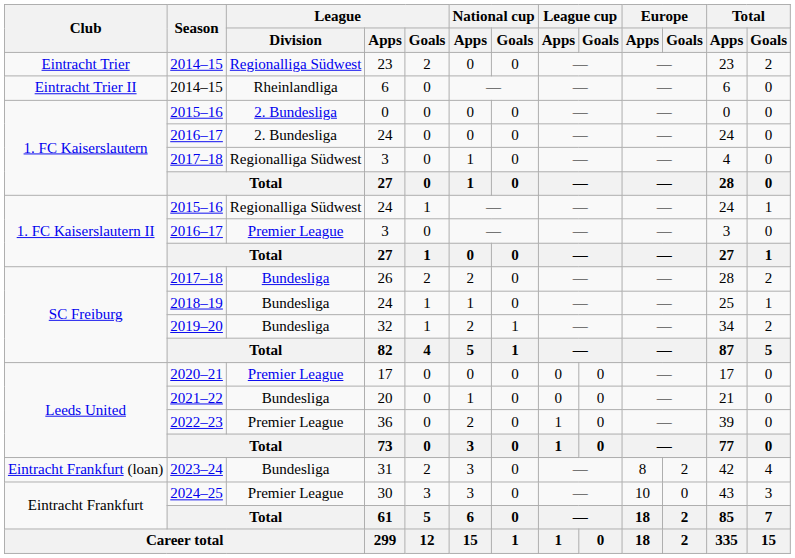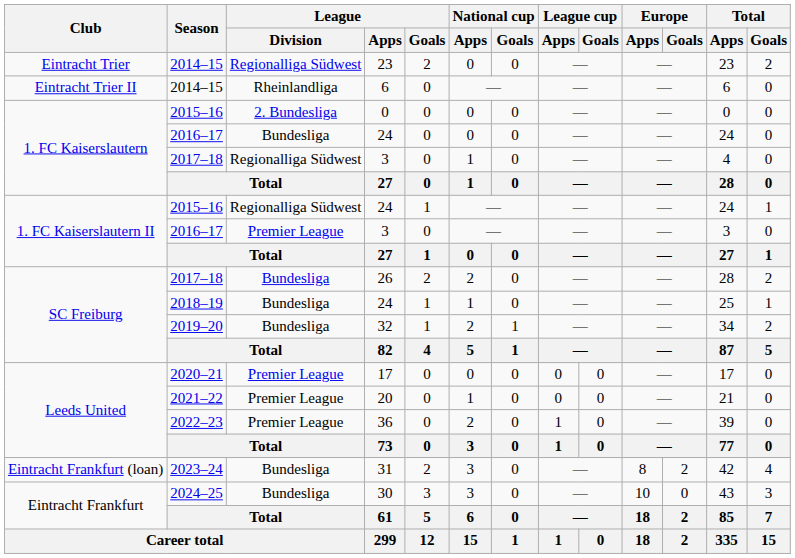(296, 135) 2. Bundesliga -> (296, 135) Bundesliga
(296, 398) Bundesliga -> (296, 398) Premier League
(296, 493) Premier League -> (296, 493) Bundesliga
